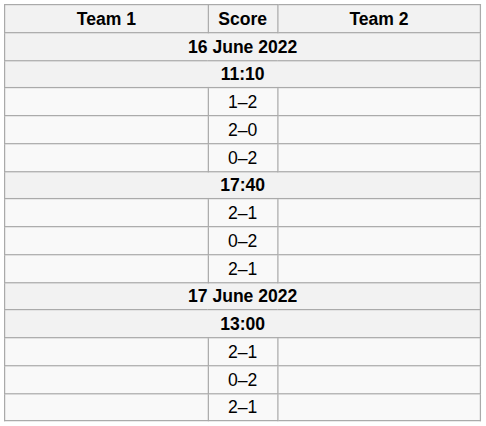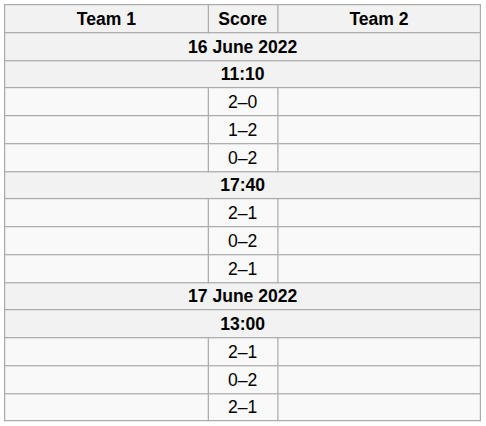rows swapped: (106, 102) <-> (106, 130)
